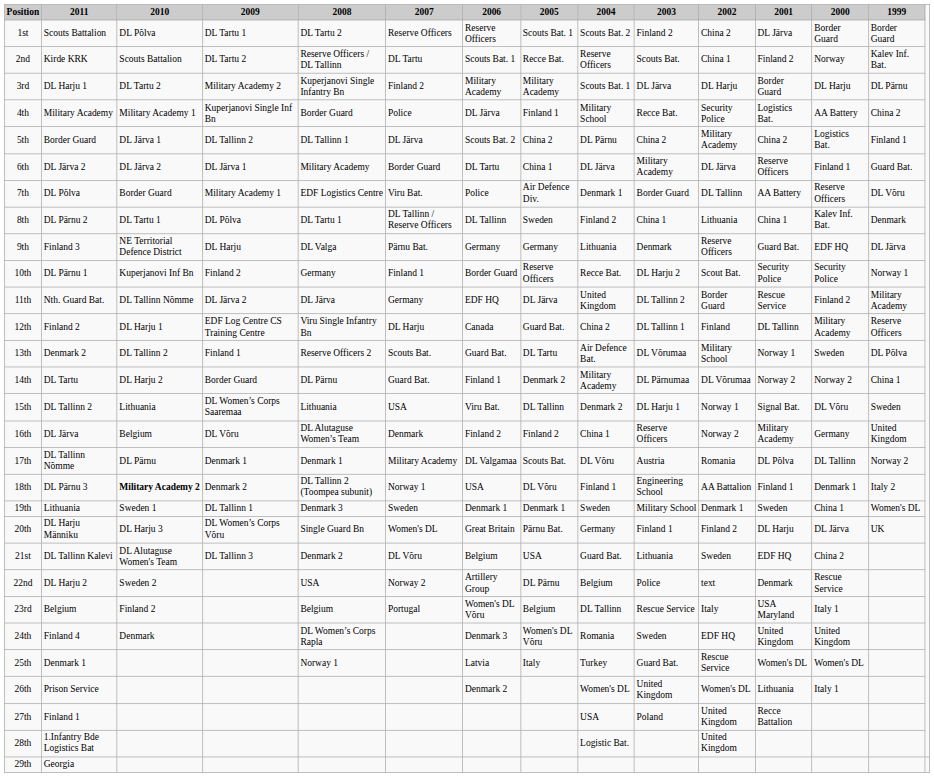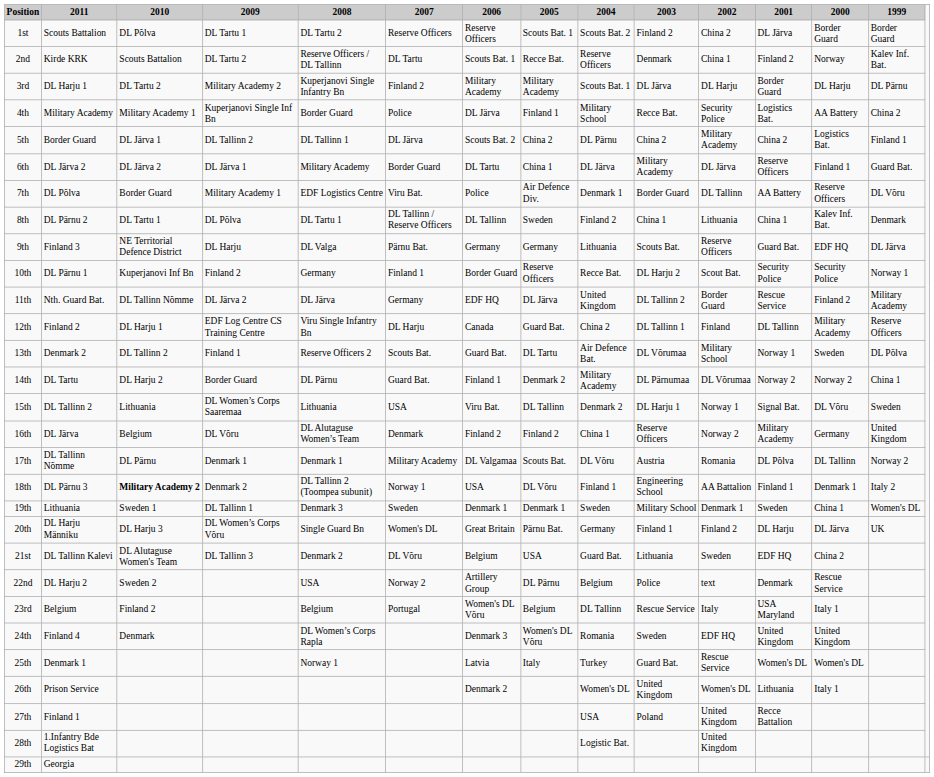(658, 59) Scouts Bat. -> (654, 59) Denmark
(654, 246) Denmark -> (658, 246) Scouts Bat.
